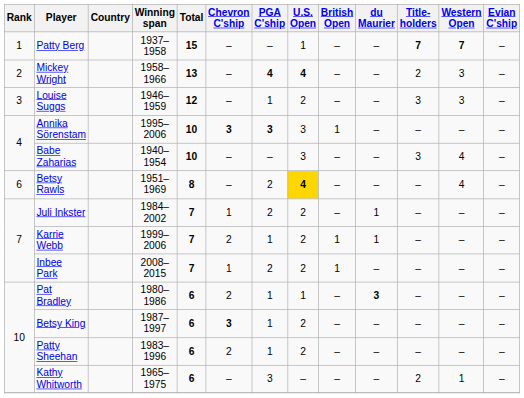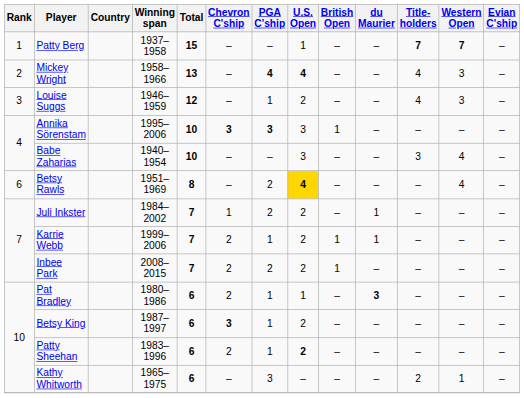(418, 73) 2 -> (418, 73) 4
(418, 101) 3 -> (418, 101) 4
(229, 268) 1 -> (229, 268) 2
(303, 351) normal -> (303, 351) bold
